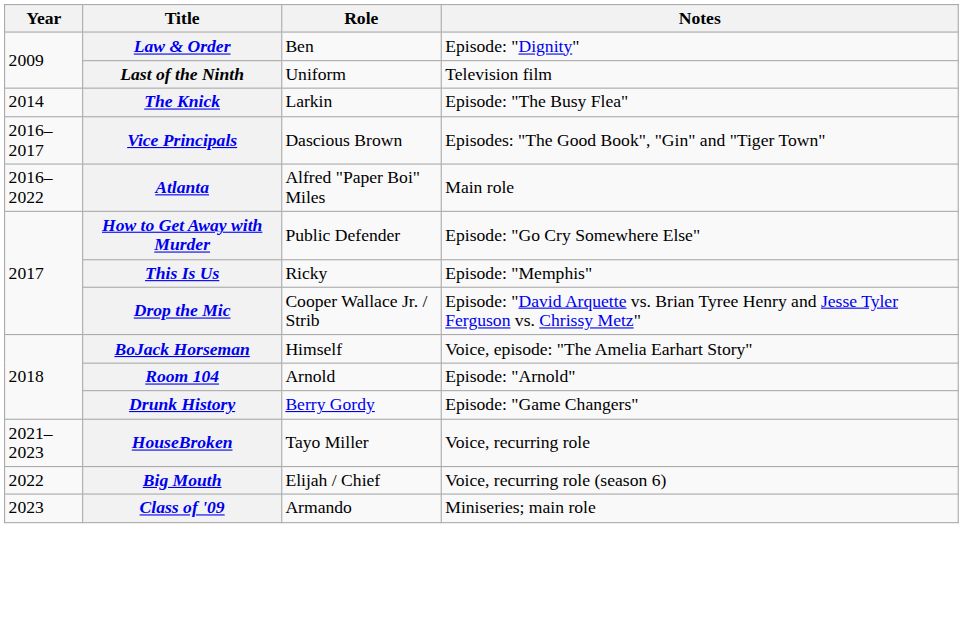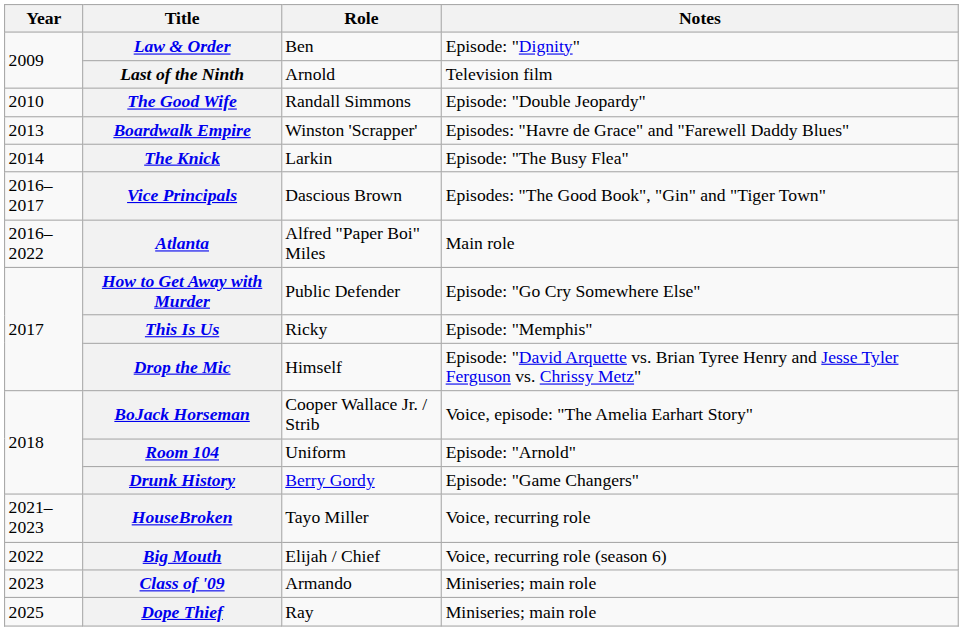(316, 74) Uniform -> (310, 74) Arnold
+ row: (182, 102)
+ row: (182, 130)
(356, 311) Cooper Wallace Jr. / Strib -> (314, 366) Himself
(314, 348) Himself -> (356, 414) Cooper Wallace Jr. / Strib
(310, 376) Arnold -> (316, 452) Uniform
+ row: (182, 611)
